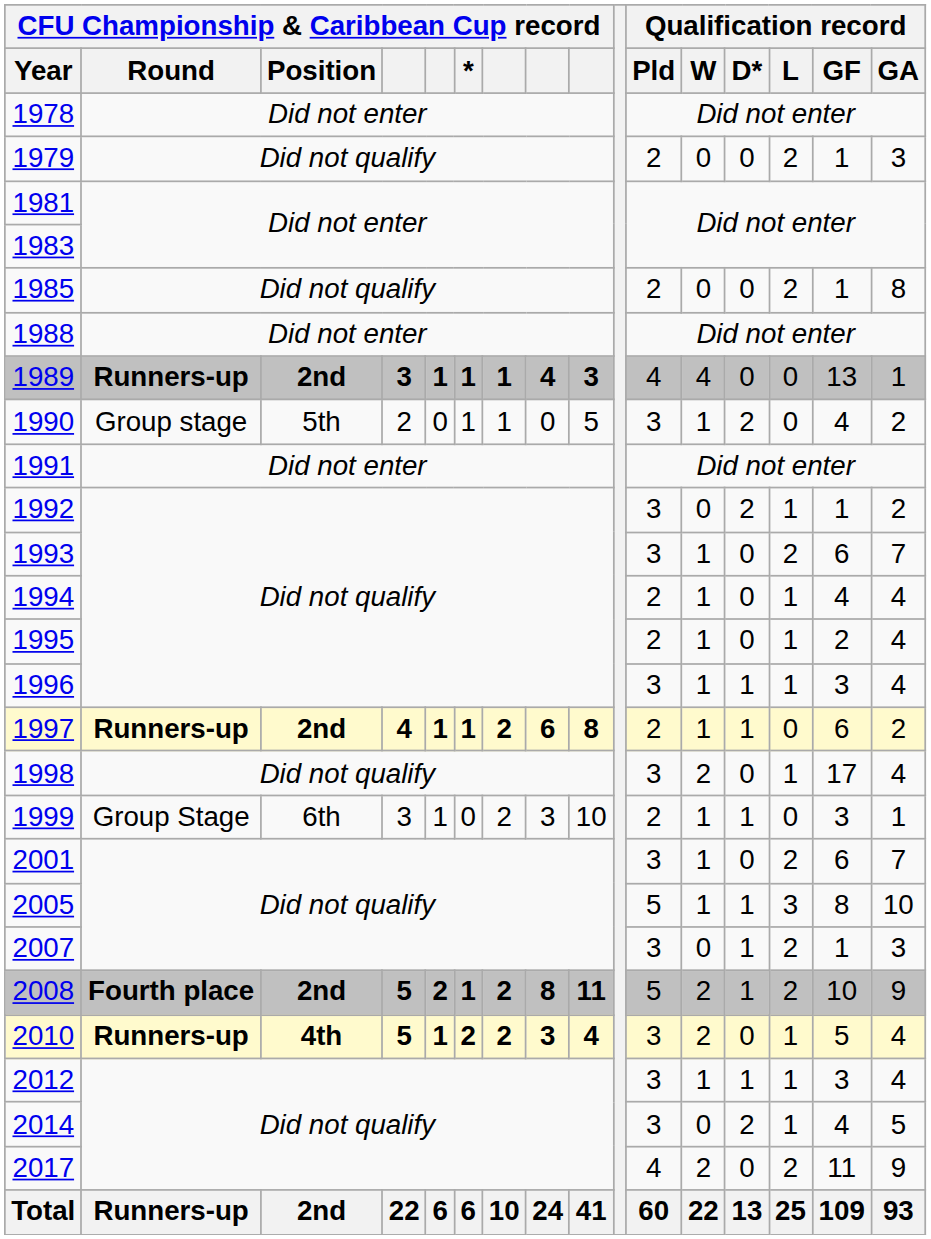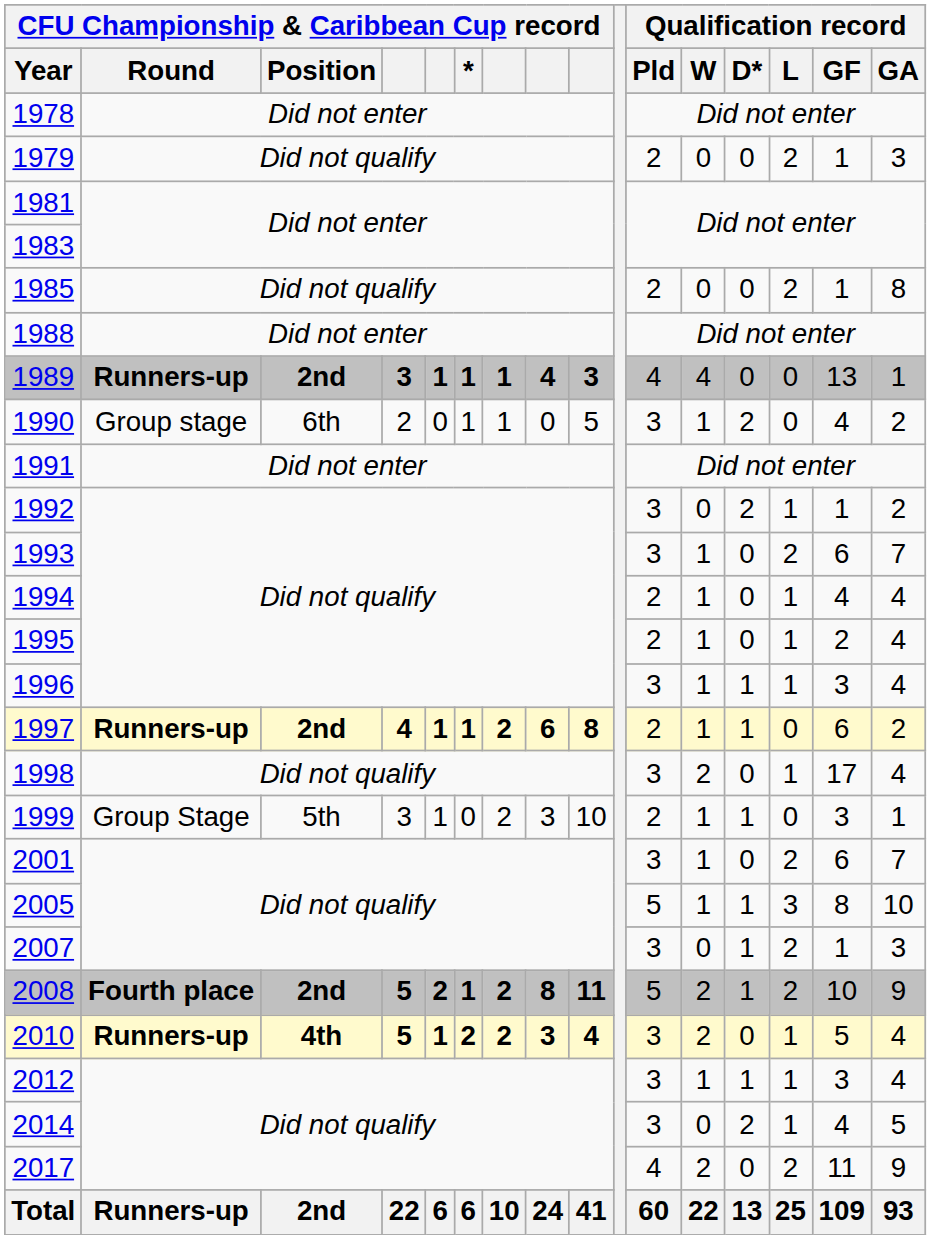(322, 421) 5th -> (322, 421) 6th
(322, 816) 6th -> (322, 816) 5th
